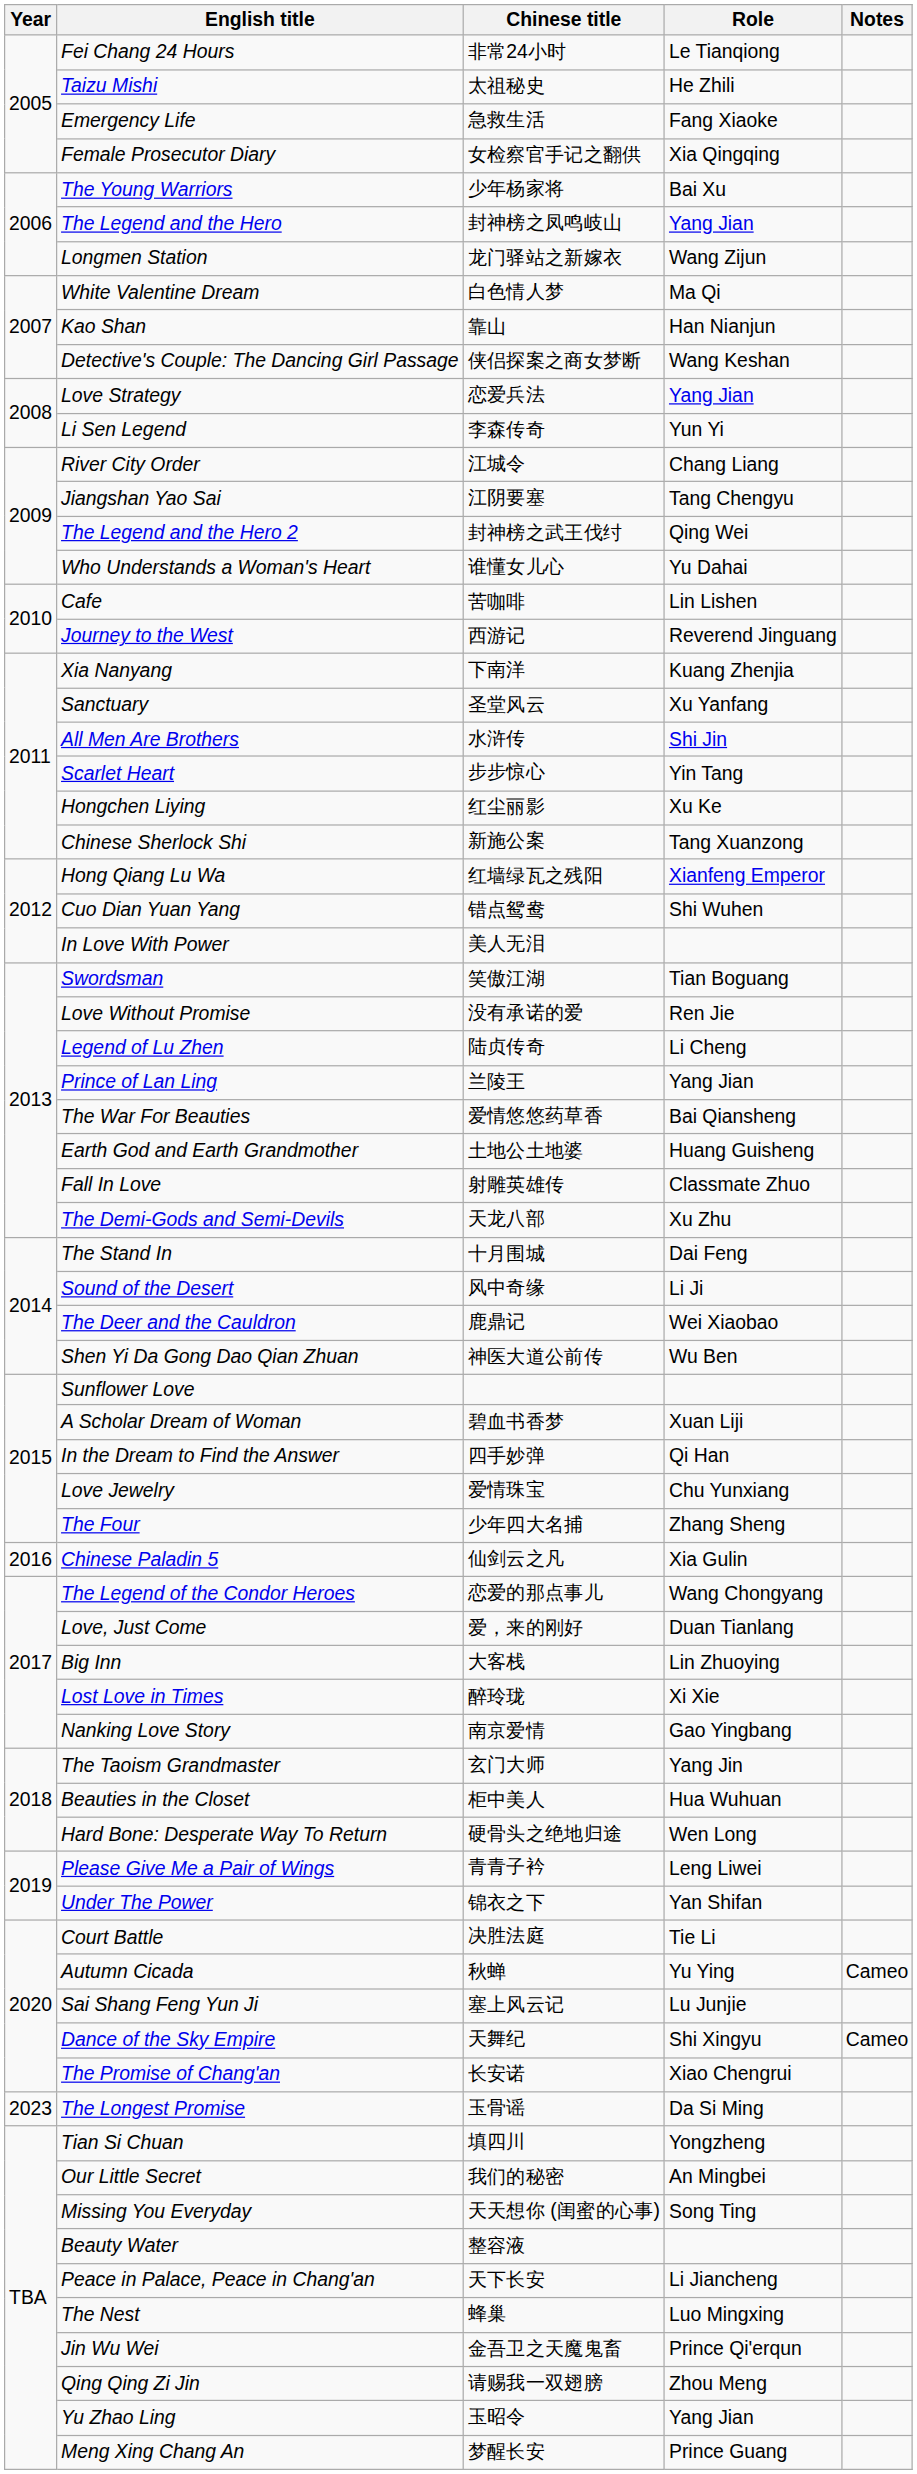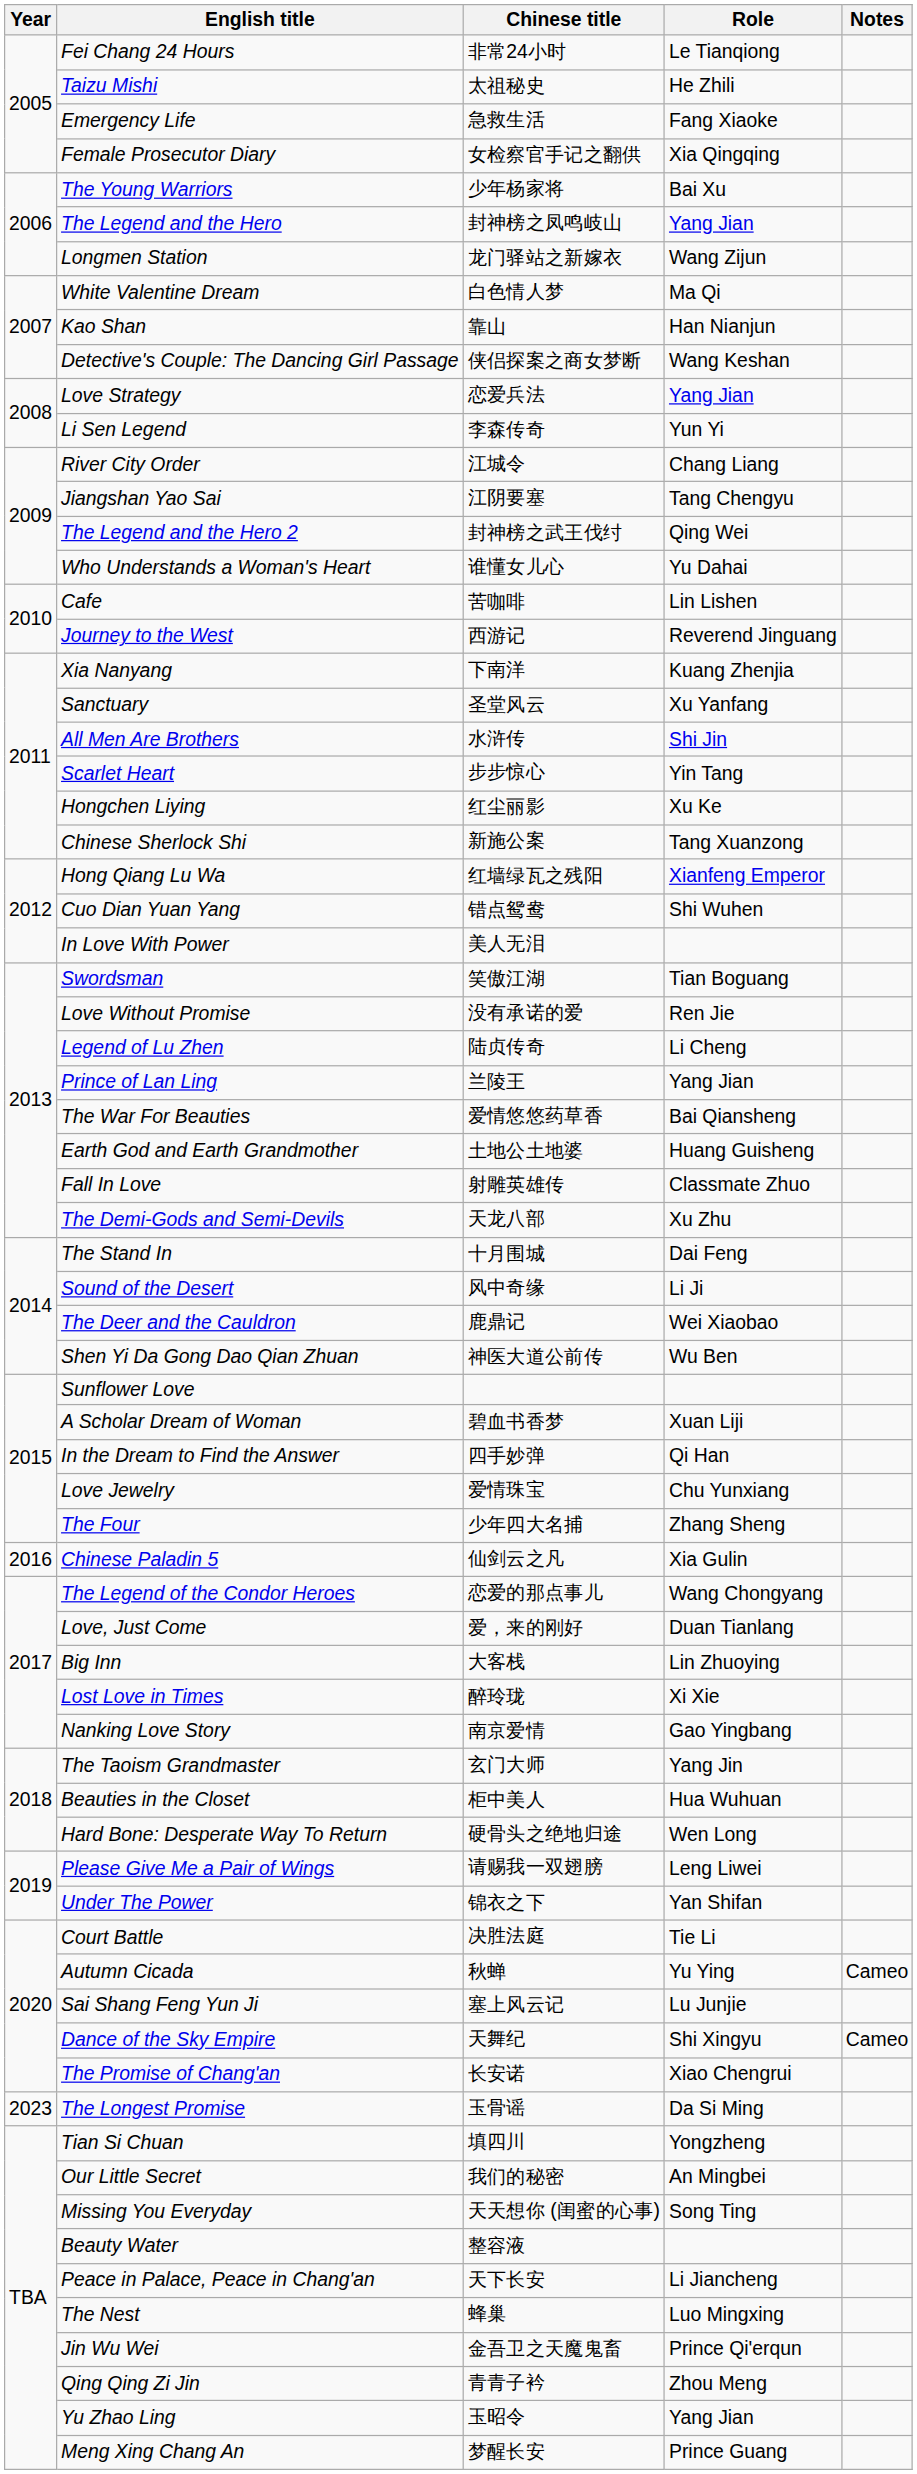(506, 1867) 青青子衿 -> (535, 1867) 请赐我一双翅膀
(535, 2382) 请赐我一双翅膀 -> (506, 2382) 青青子衿
